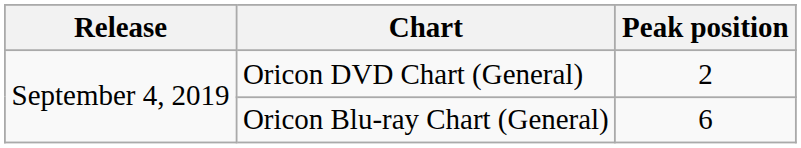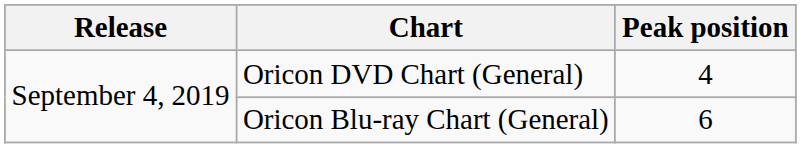(705, 73) 2 -> (705, 73) 4
